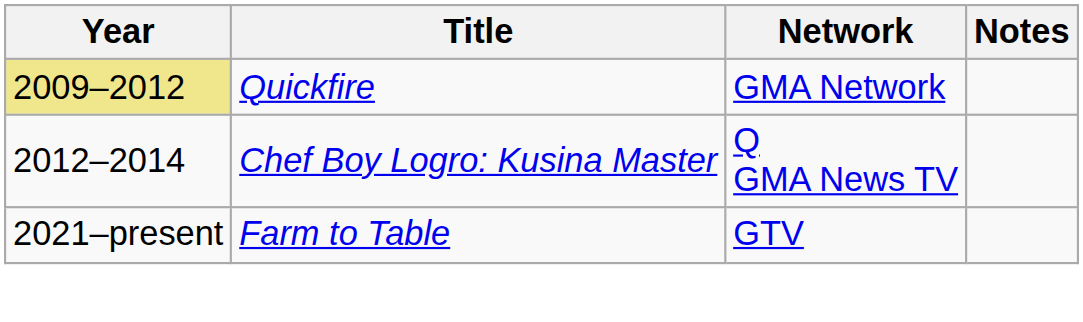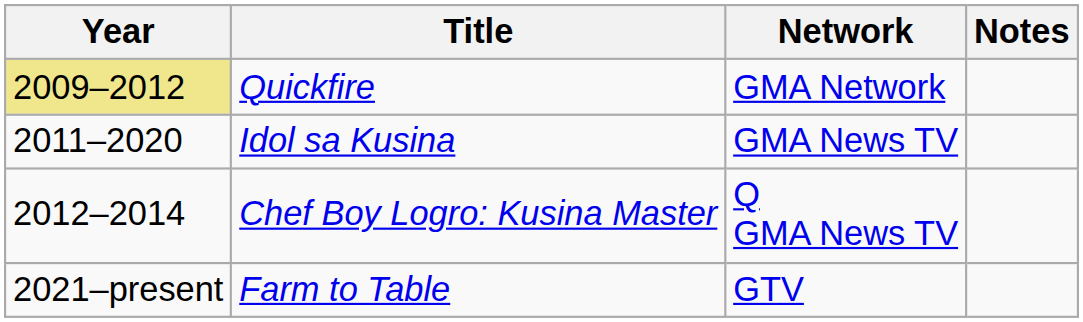+ row: (347, 140)
